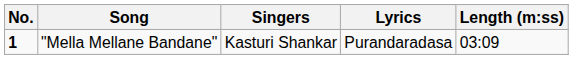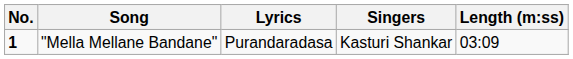columns swapped: (281, 17) <-> (398, 17)
